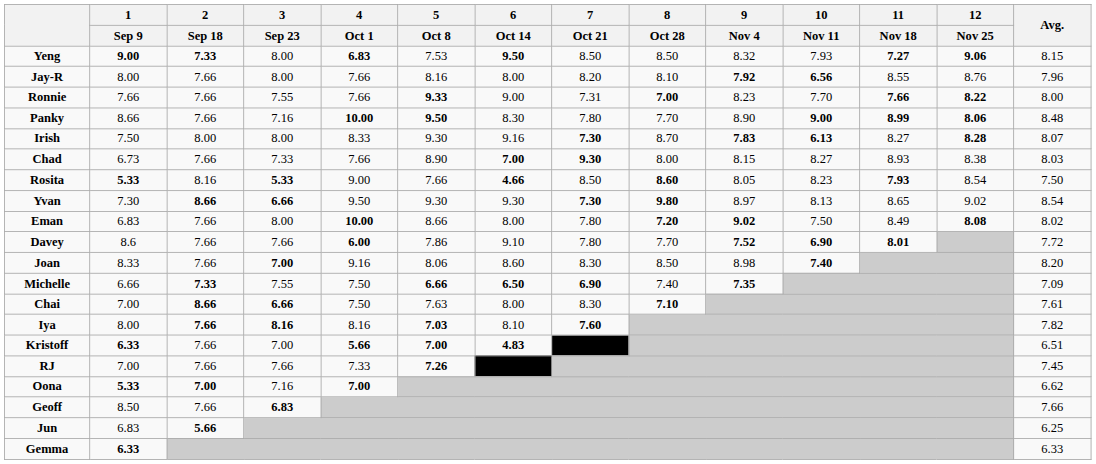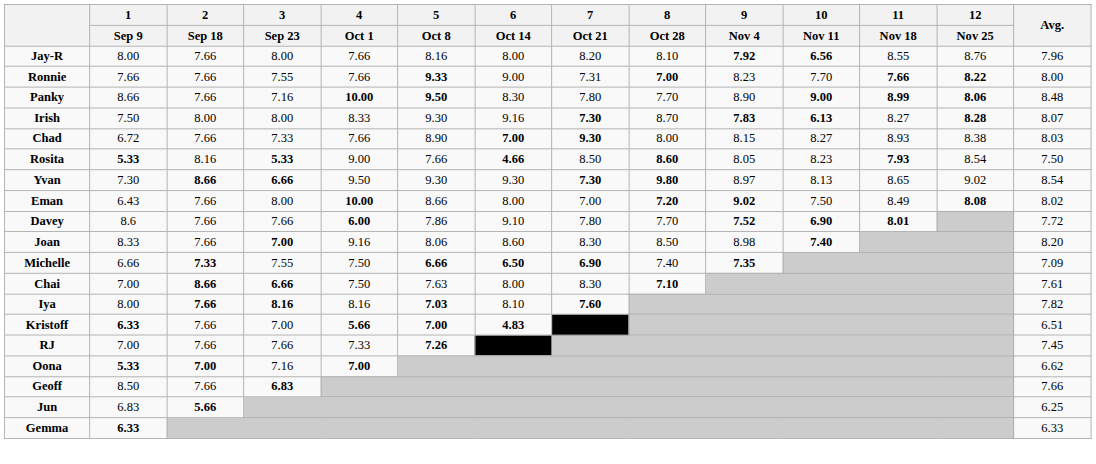- row: (47, 56)
(128, 159) 6.73 -> (128, 139) 6.72
(128, 221) 6.83 -> (128, 201) 6.43
(590, 221) 7.80 -> (590, 201) 7.00
